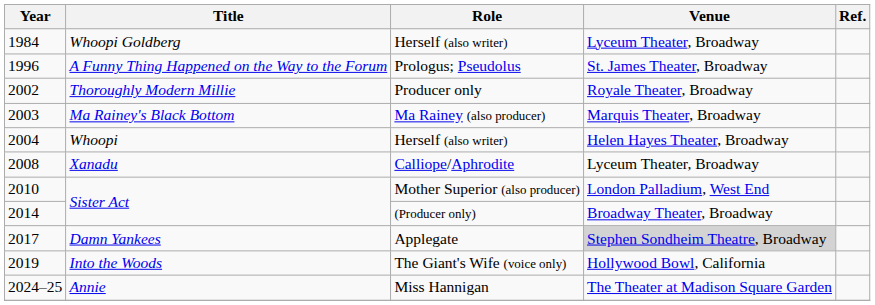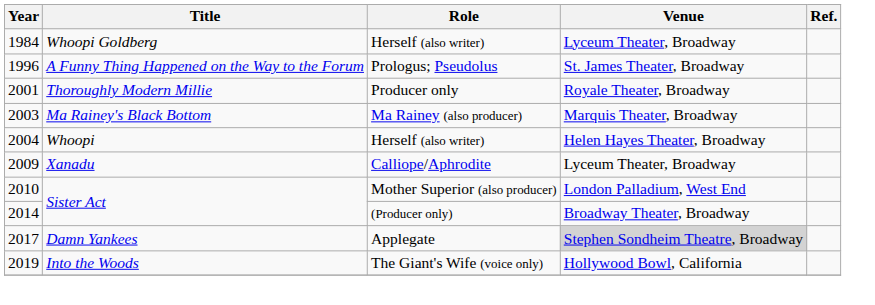(24, 90) 2002 -> (24, 90) 2001
(24, 164) 2008 -> (24, 164) 2009
- row: (88, 287)
